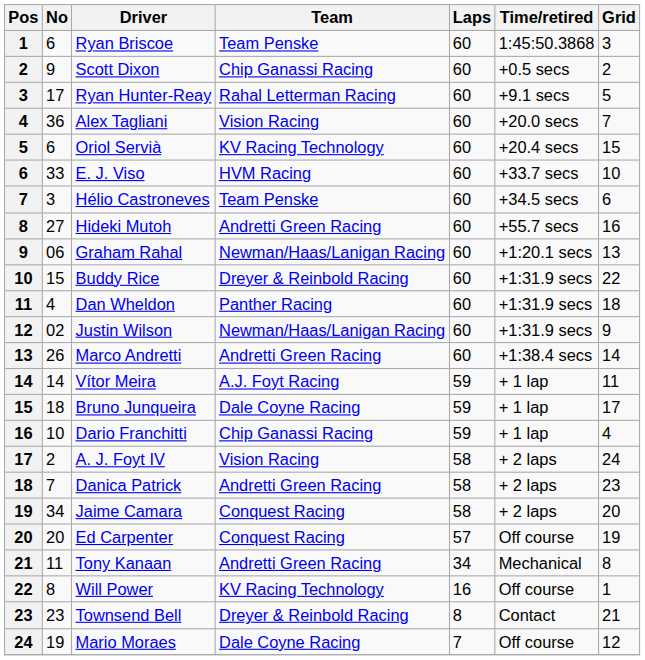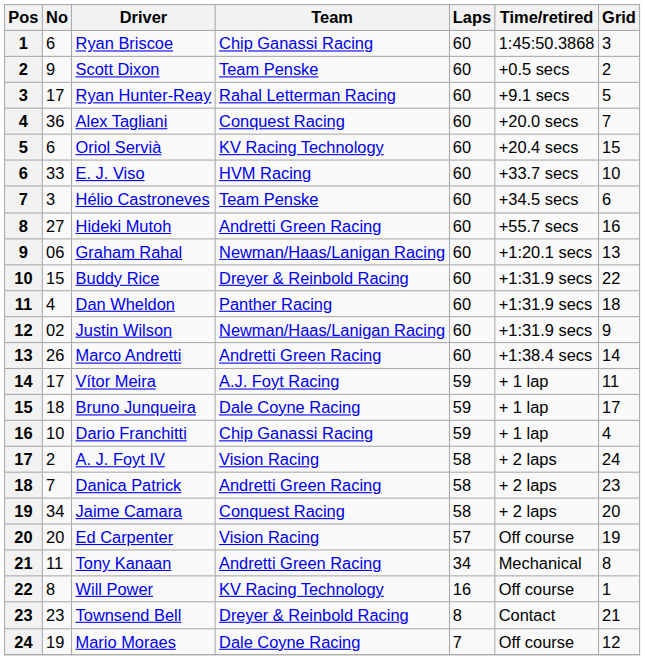(269, 44) Team Penske -> (296, 44) Chip Ganassi Racing
(296, 70) Chip Ganassi Racing -> (269, 70) Team Penske
(269, 122) Vision Racing -> (282, 122) Conquest Racing
(55, 382) 14 -> (55, 382) 17
(282, 537) Conquest Racing -> (269, 537) Vision Racing
